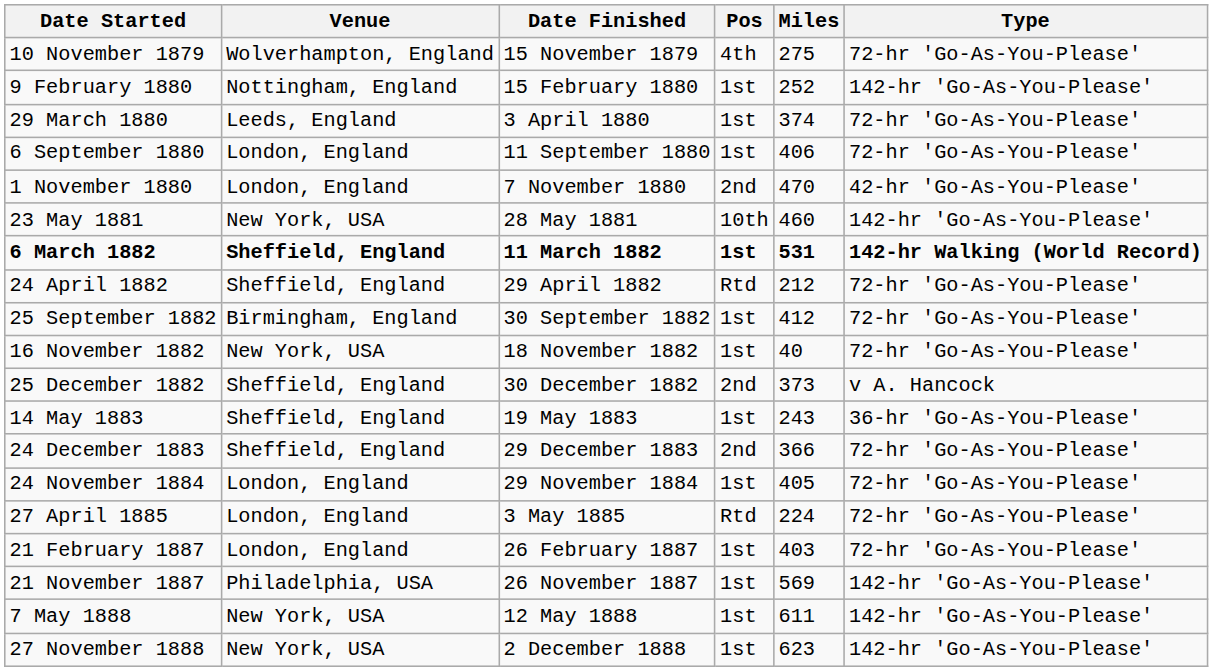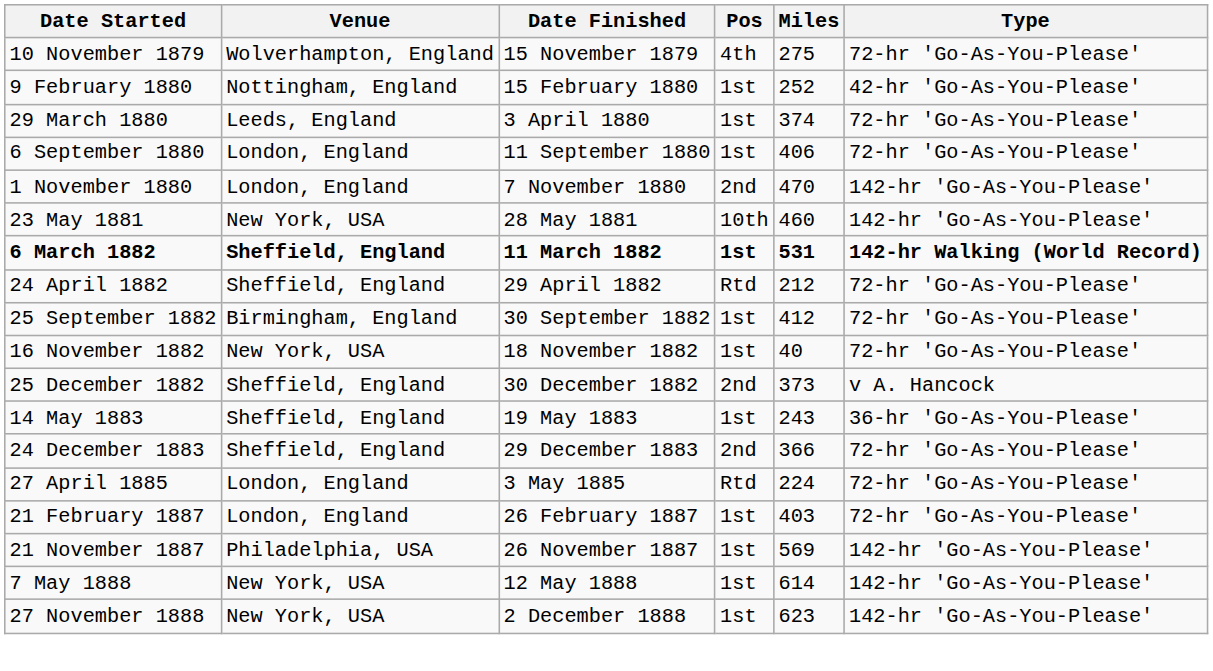(1001, 87) 142-hr 'Go-As-You-Please' -> (995, 87) 42-hr 'Go-As-You-Please'
(995, 187) 42-hr 'Go-As-You-Please' -> (1001, 187) 142-hr 'Go-As-You-Please'
- row: (107, 484)
(797, 616) 611 -> (797, 583) 614
